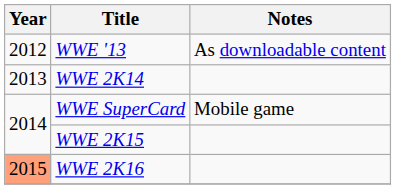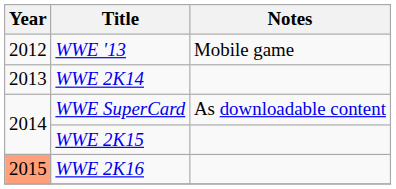(290, 49) As downloadable content -> (244, 49) Mobile game
(244, 109) Mobile game -> (290, 109) As downloadable content
